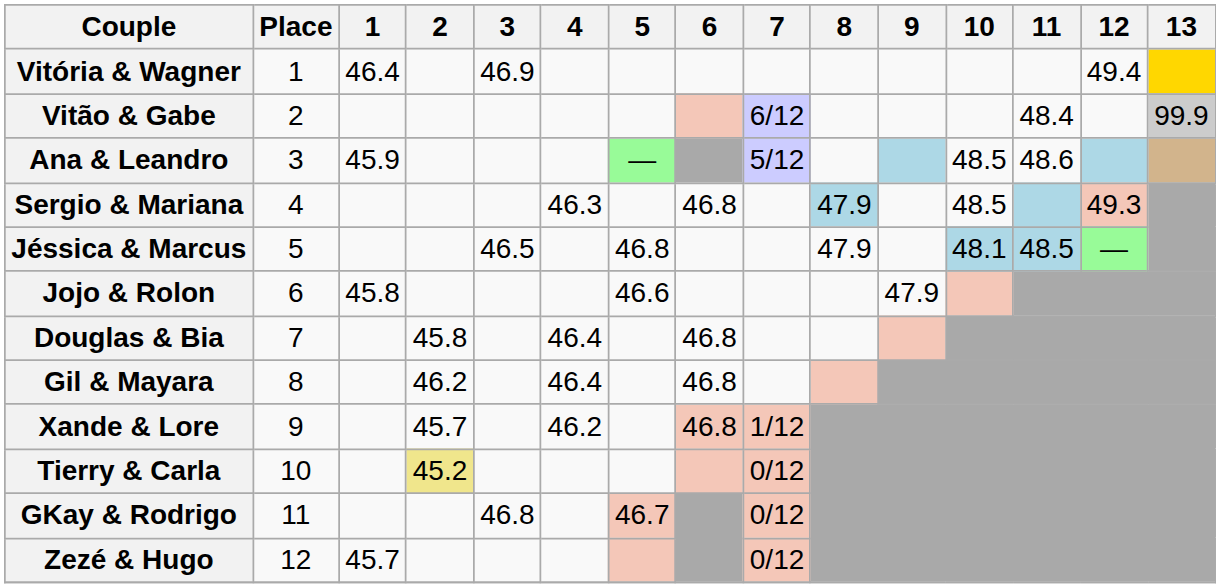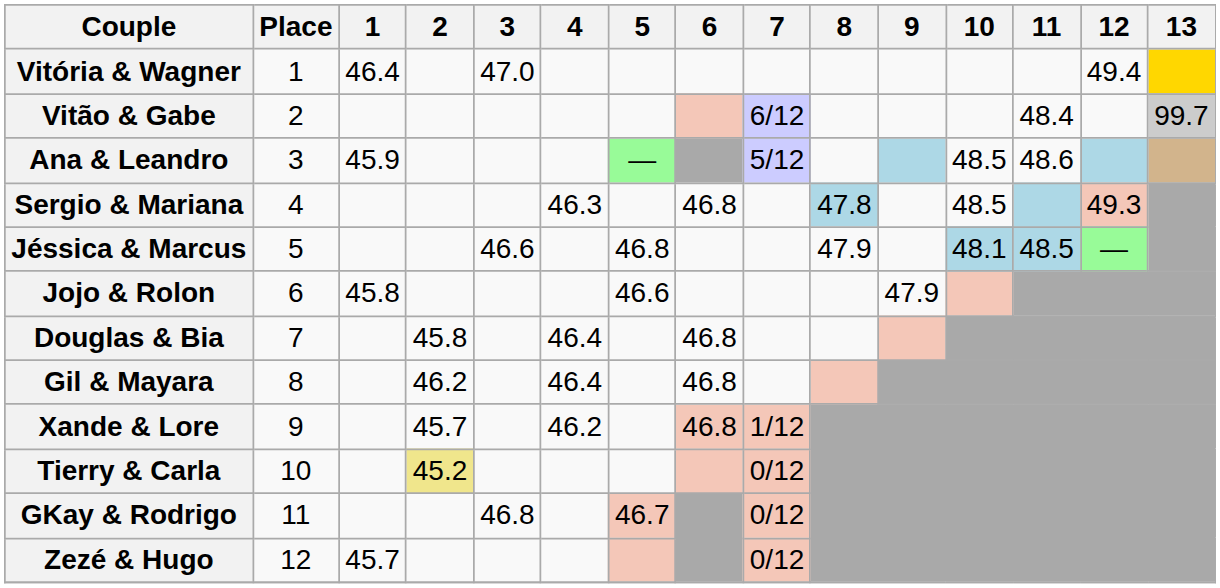(507, 71) 46.9 -> (507, 71) 47.0
(1181, 115) 99.9 -> (1181, 115) 99.7
(844, 204) 47.9 -> (844, 204) 47.8
(507, 248) 46.5 -> (507, 248) 46.6
